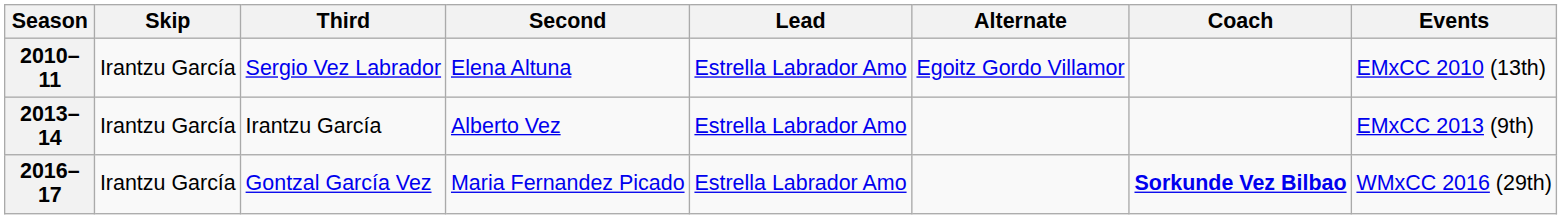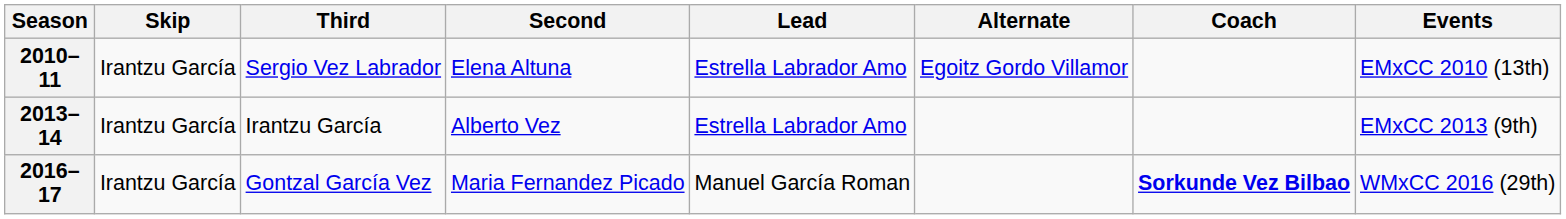(801, 183) Estrella Labrador Amo -> (802, 183) Manuel García Roman
